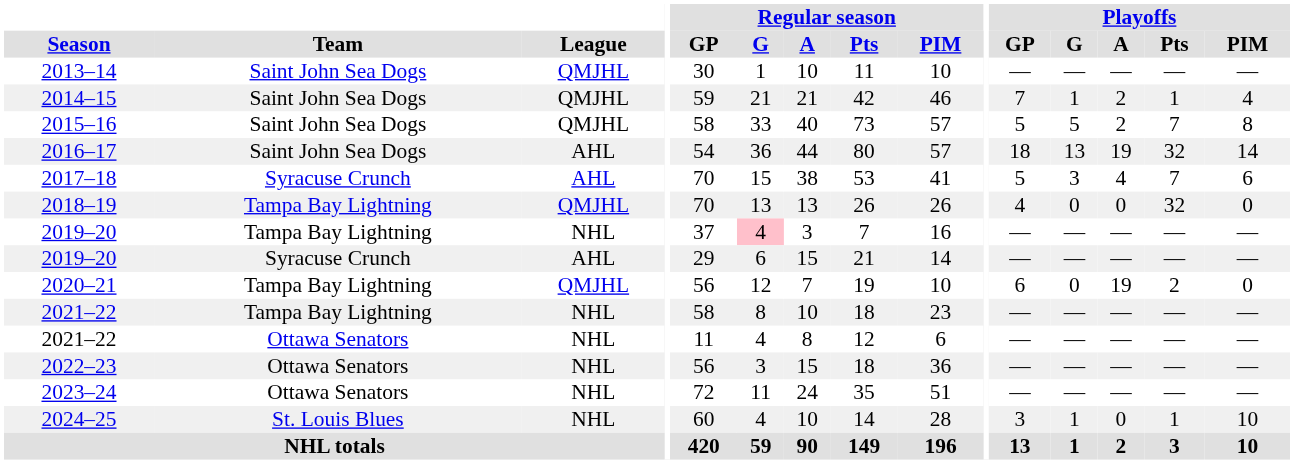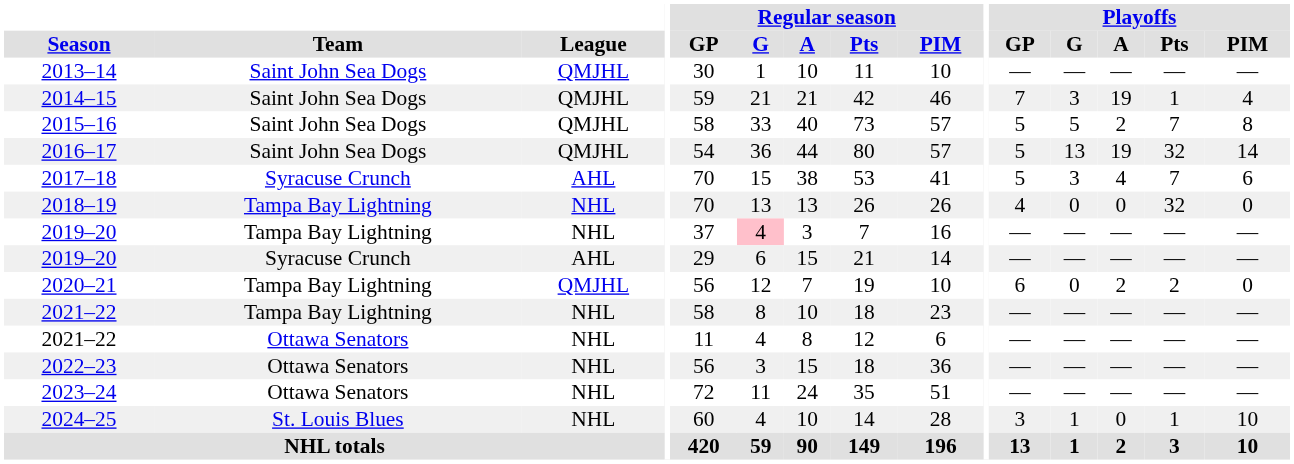(1074, 97) 1 -> (1074, 97) 3
(1121, 97) 2 -> (1121, 97) 19
(593, 151) AHL -> (593, 151) QMJHL
(1020, 151) 18 -> (1020, 151) 5
(593, 204) QMJHL -> (593, 204) NHL
(1121, 285) 19 -> (1121, 285) 2
